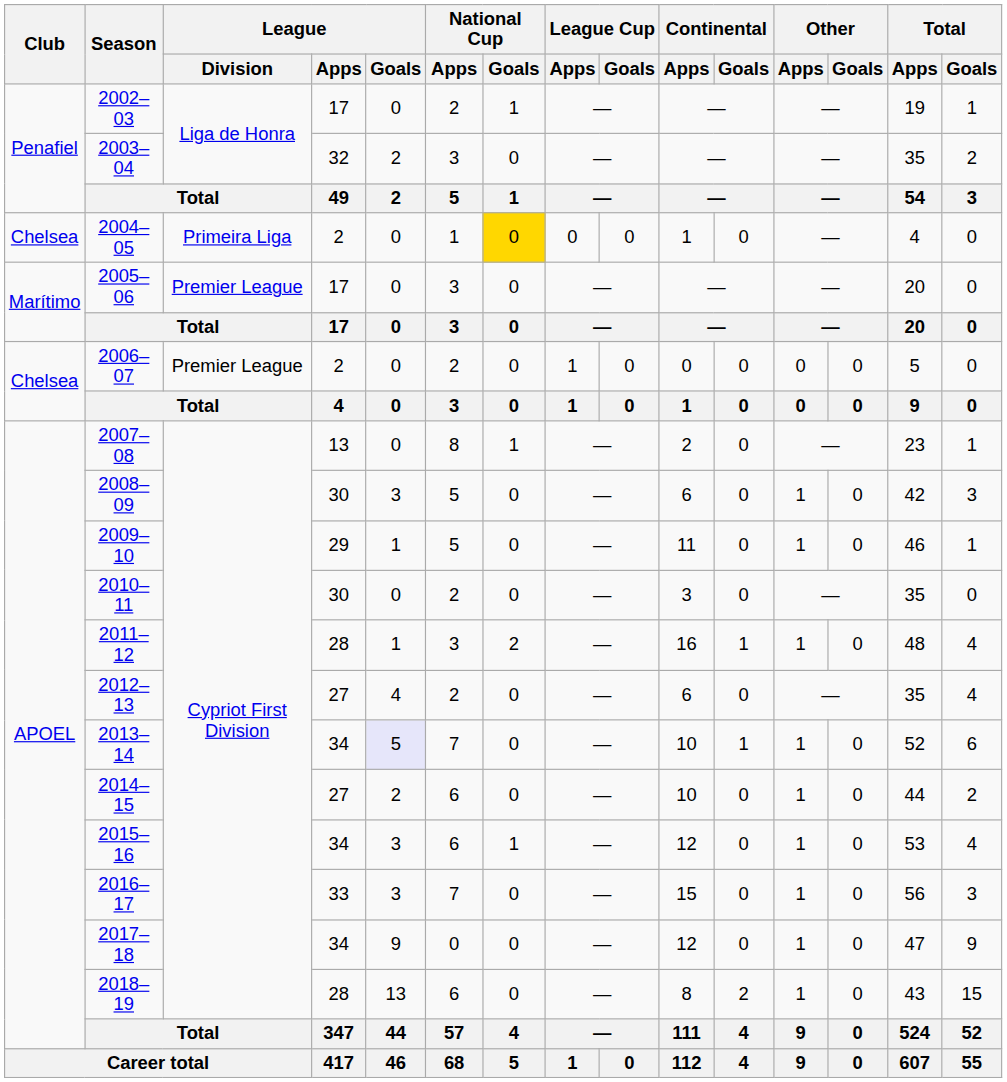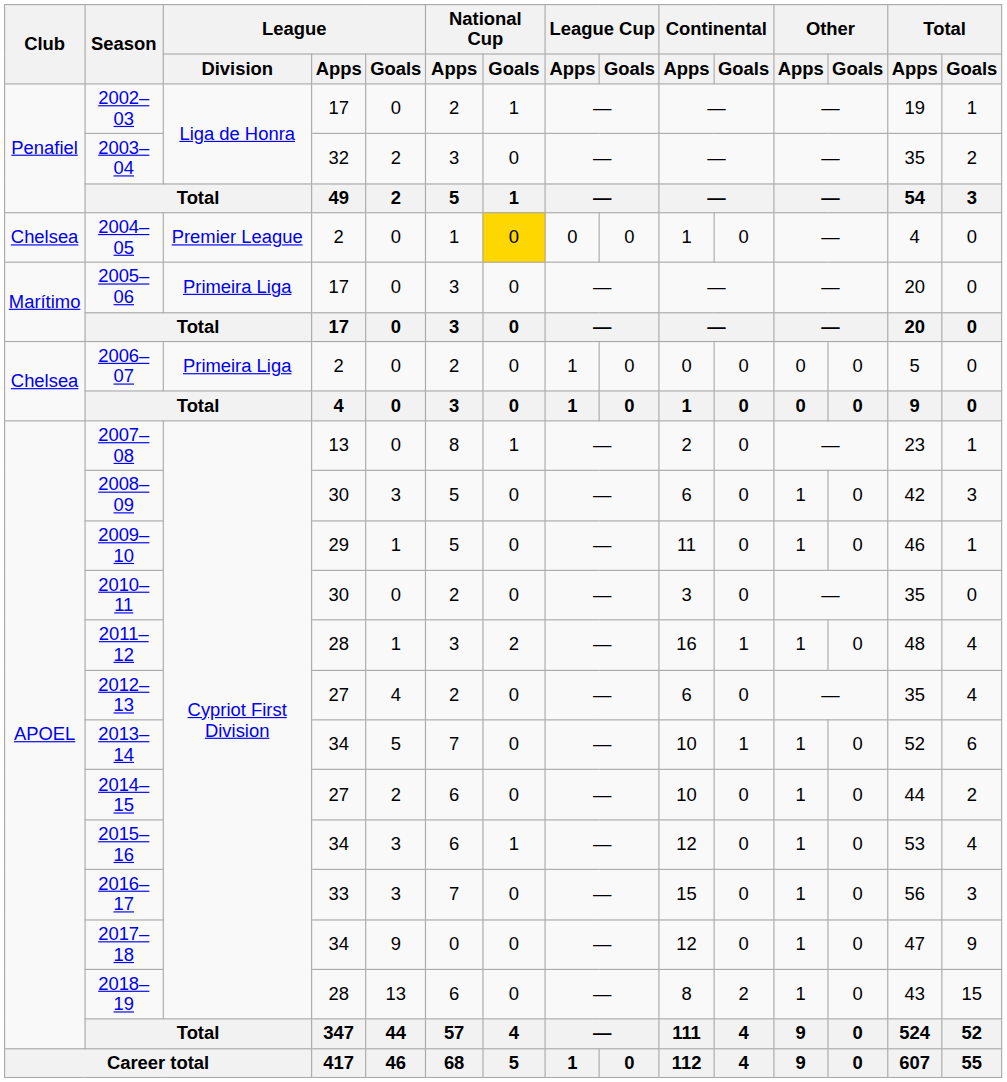(237, 237) Primeira Liga -> (237, 237) Premier League
(237, 287) Premier League -> (237, 287) Primeira Liga
(237, 366) Premier League -> (237, 366) Primeira Liga
(396, 744) lavender background -> (396, 744) no background
